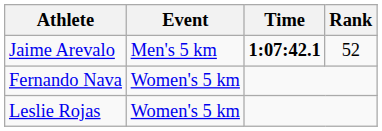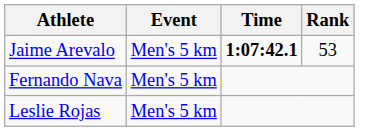(351, 50) 52 -> (328, 50) 53
(185, 80) Women's 5 km -> (174, 80) Men's 5 km
(185, 111) Women's 5 km -> (174, 111) Men's 5 km
